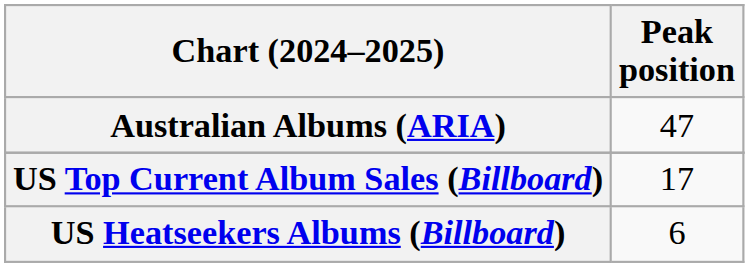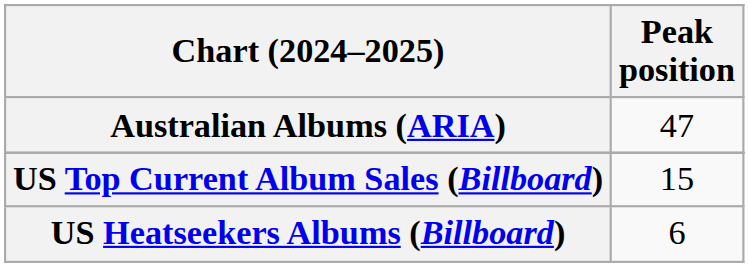(677, 178) 17 -> (677, 178) 15
